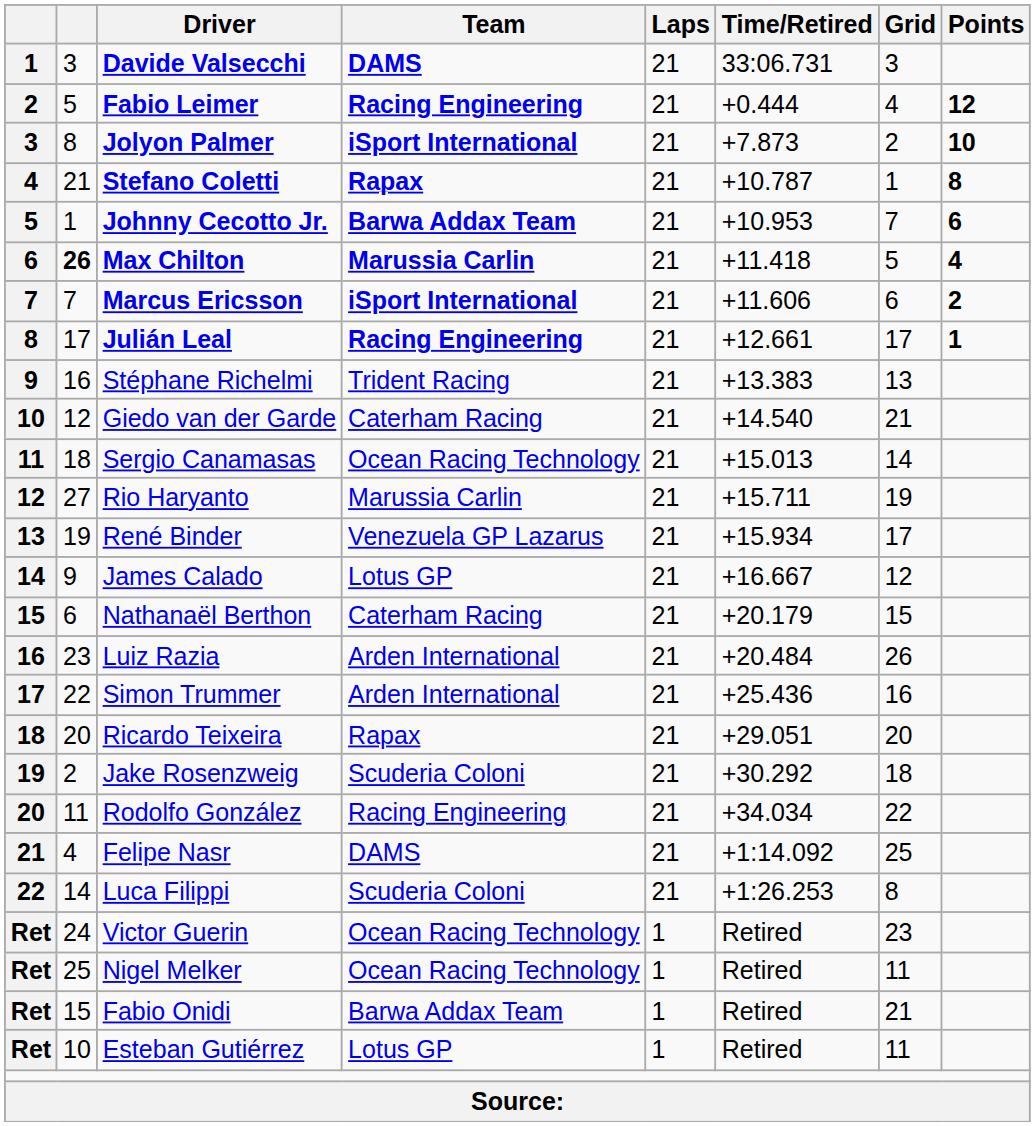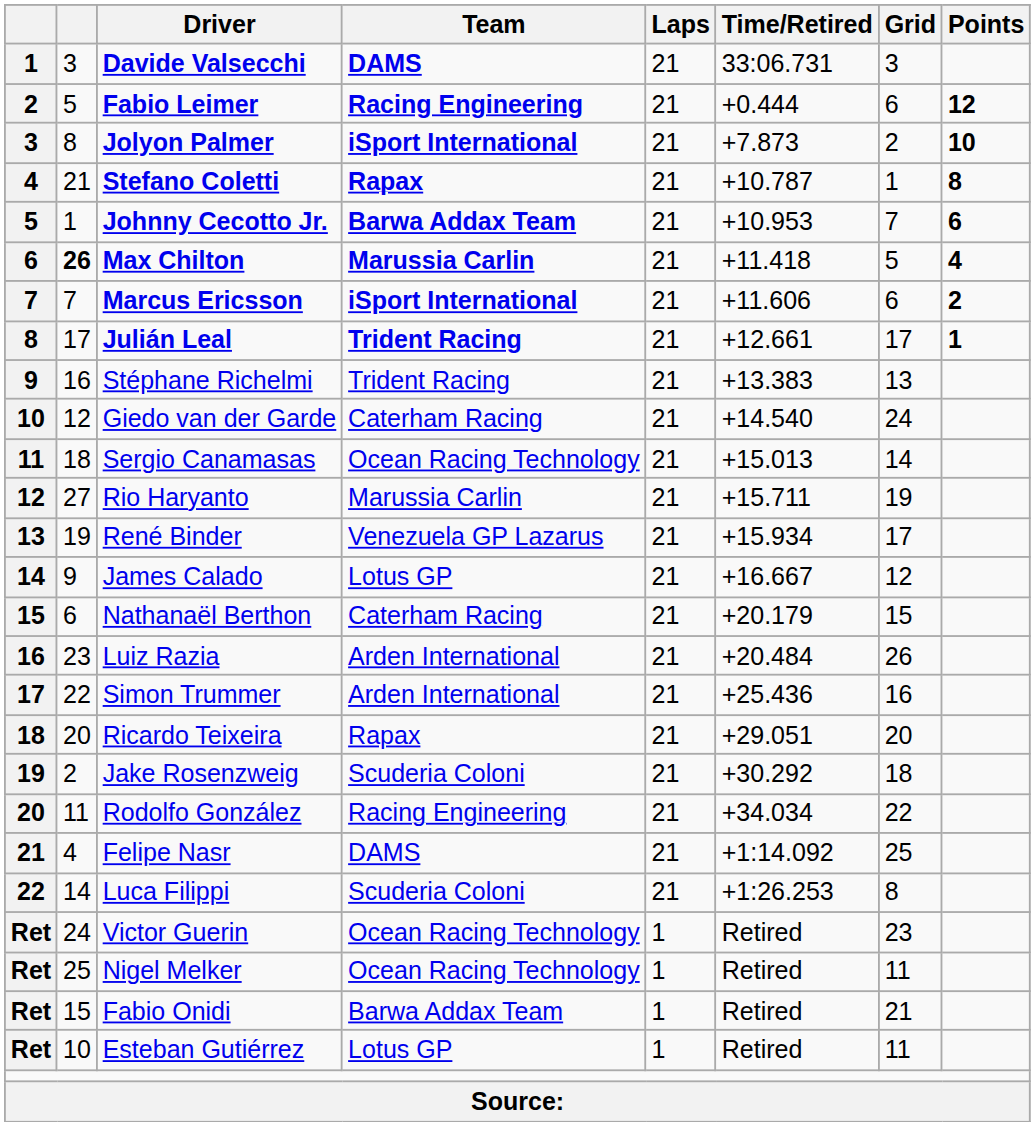(892, 103) 4 -> (892, 103) 6
(466, 340) Racing Engineering -> (435, 340) Trident Racing
(899, 419) 21 -> (899, 419) 24
